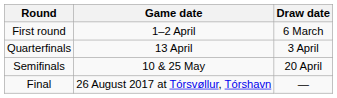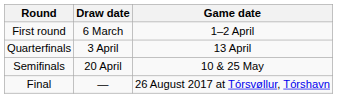columns swapped: (303, 13) <-> (174, 13)
